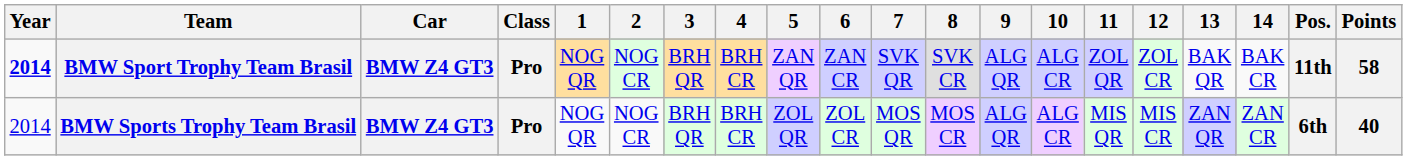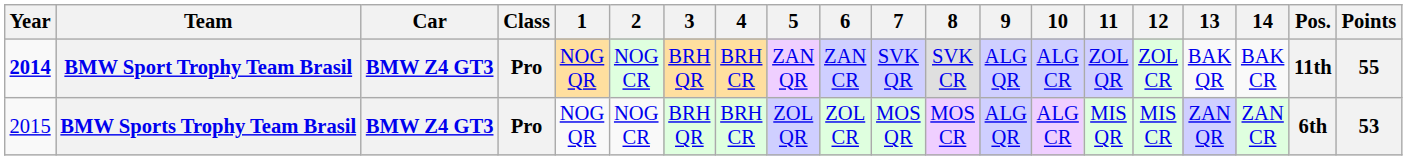(1369, 67) 58 -> (1369, 67) 55
(30, 126) 2014 -> (30, 126) 2015
(1369, 126) 40 -> (1369, 126) 53
